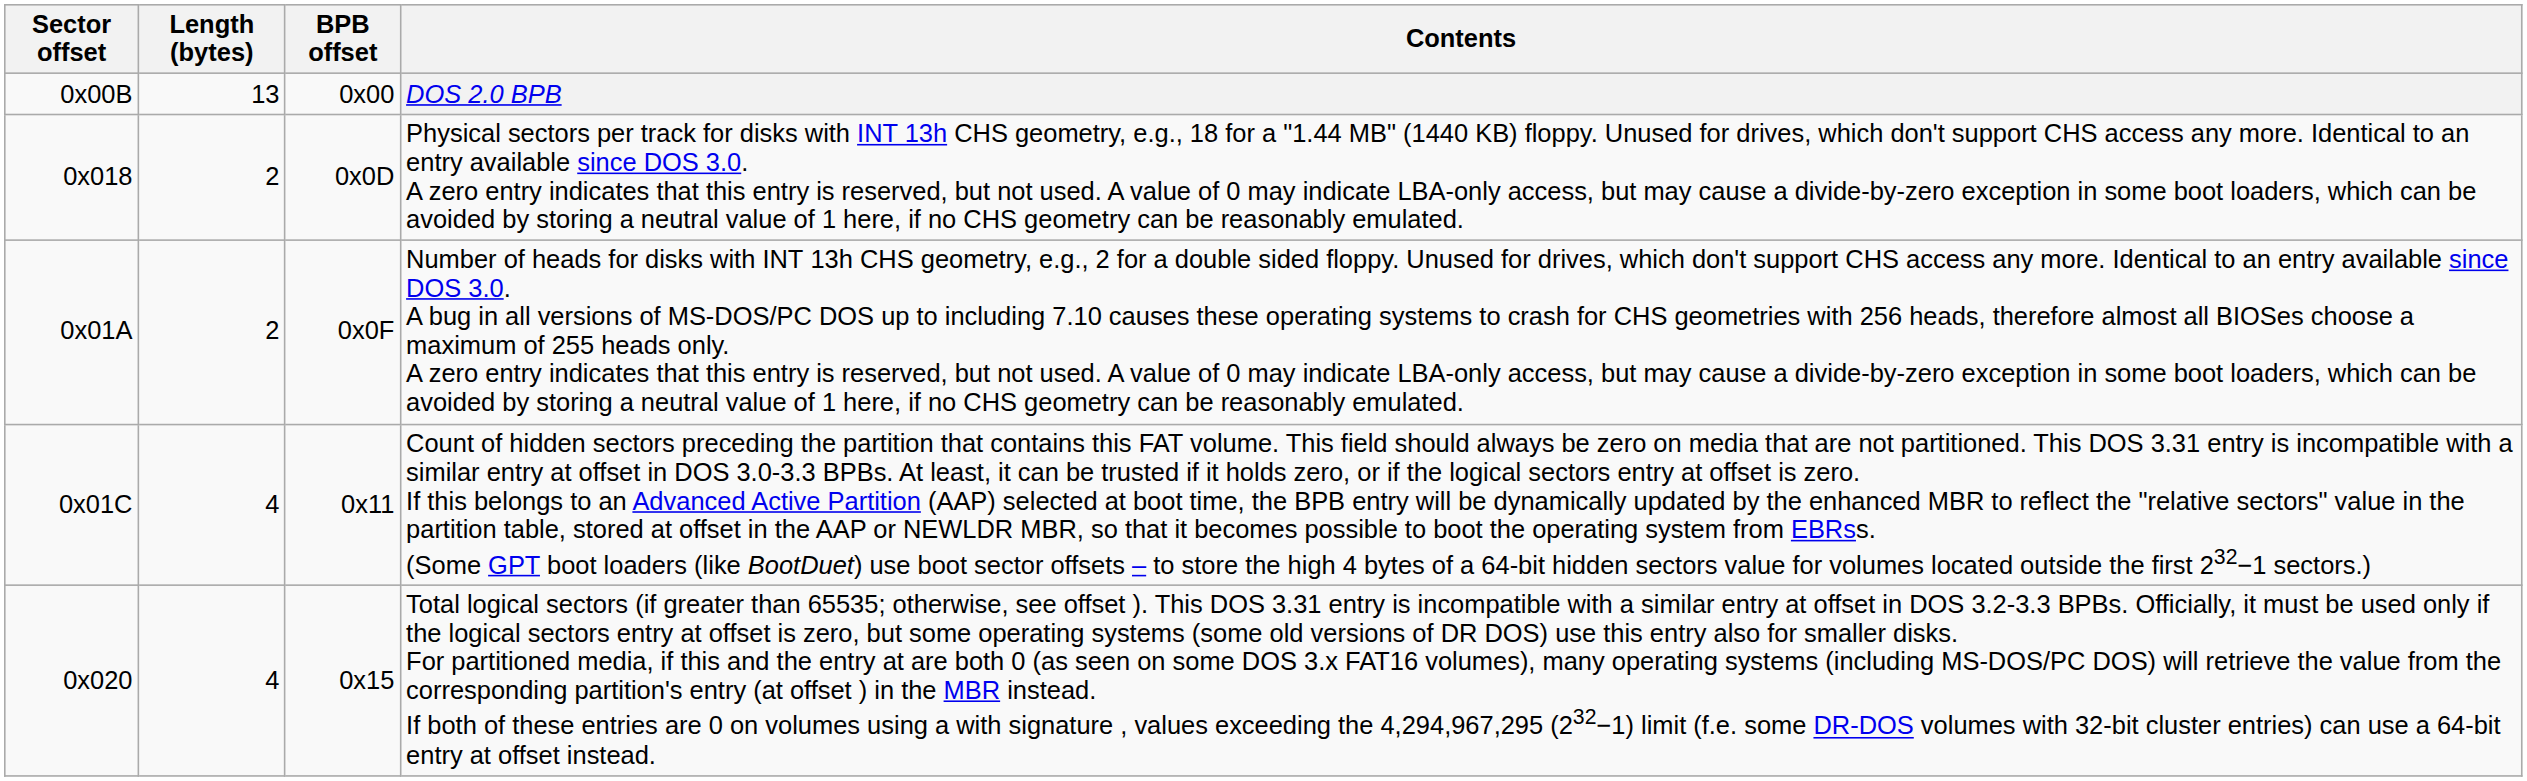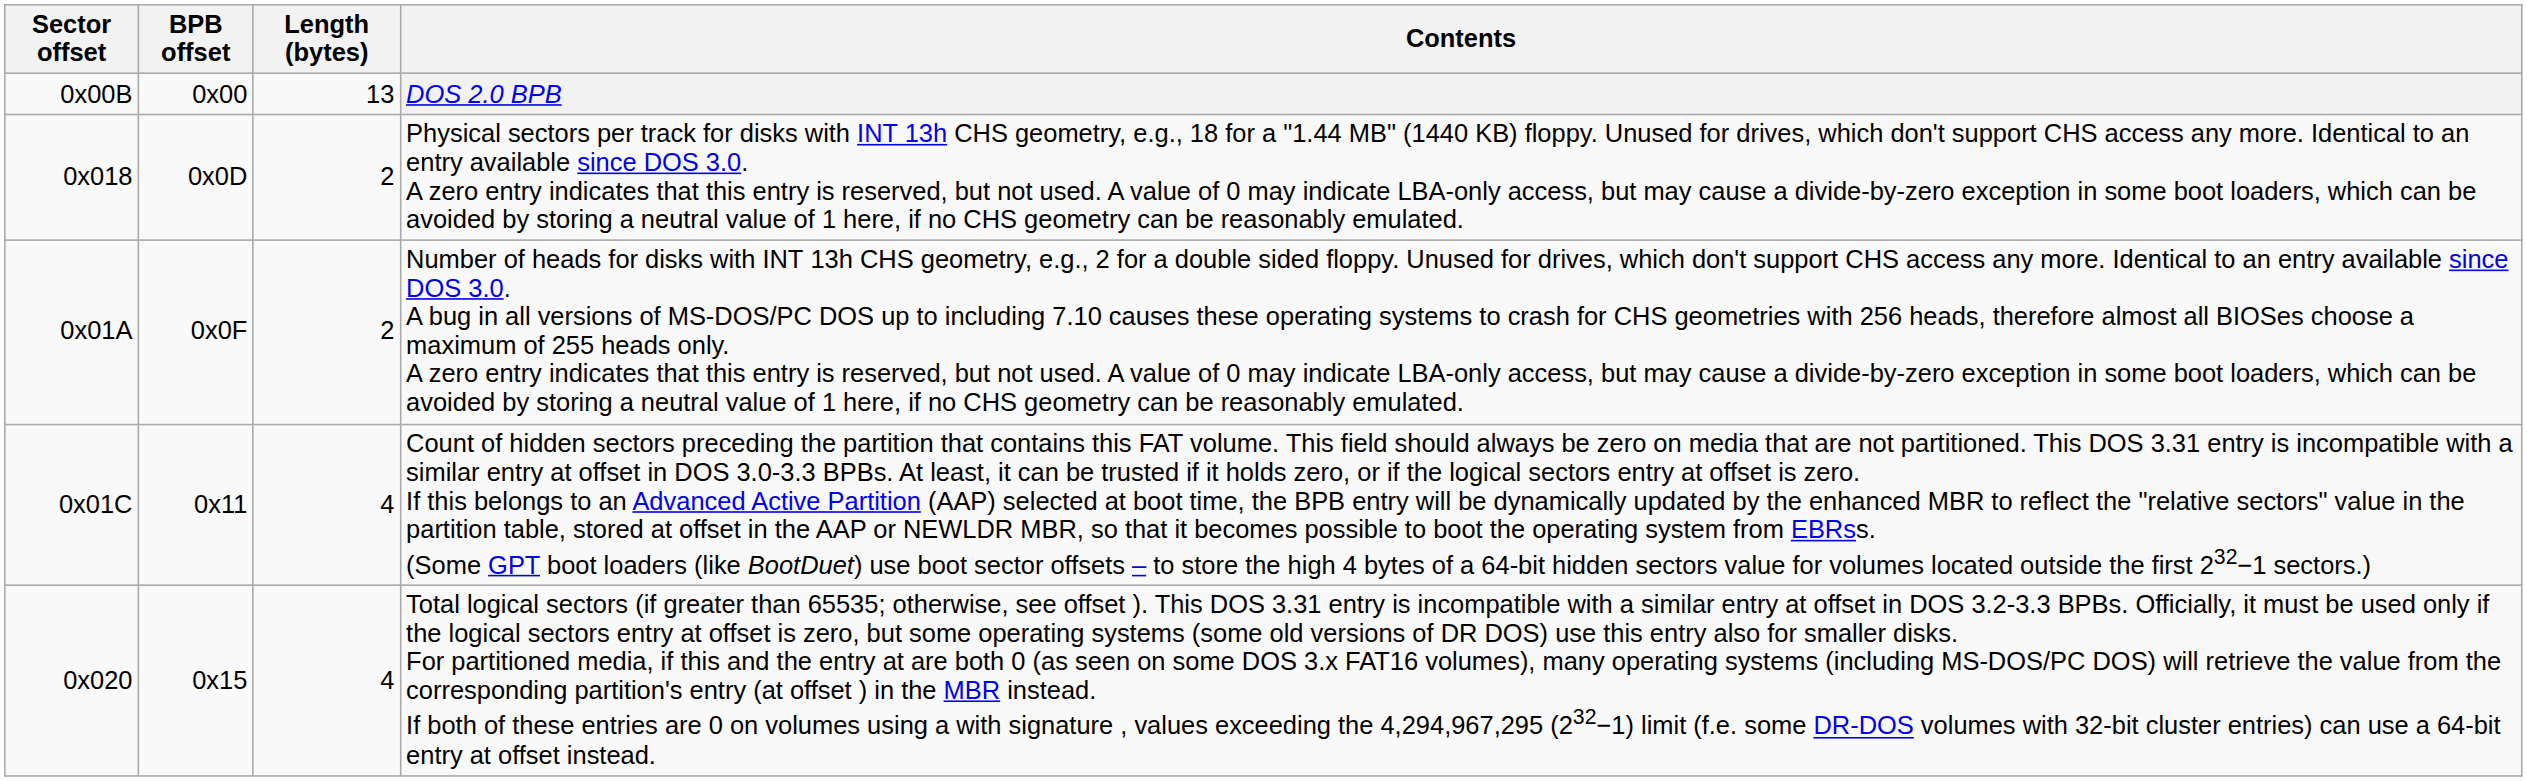columns swapped: (343, 38) <-> (212, 38)
